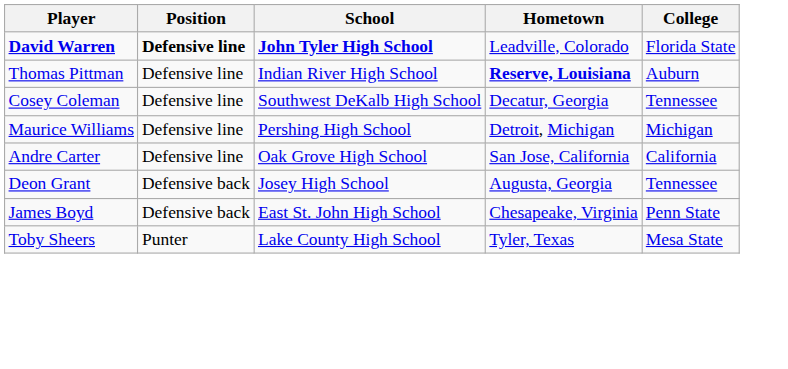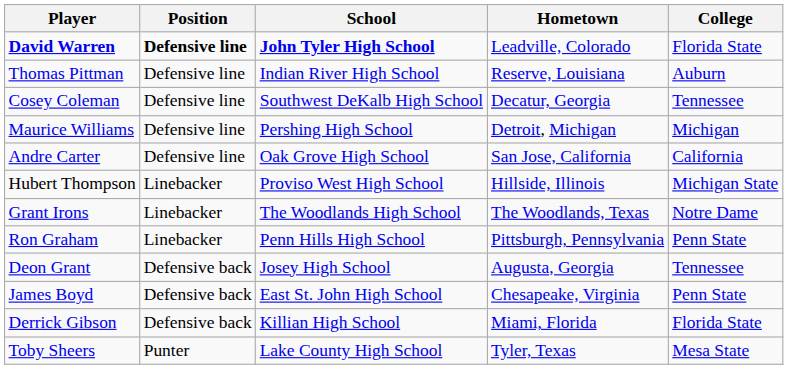(560, 73) bold -> (558, 73) normal
+ row: (72, 184)
+ row: (49, 211)
+ row: (53, 239)
+ row: (63, 322)
